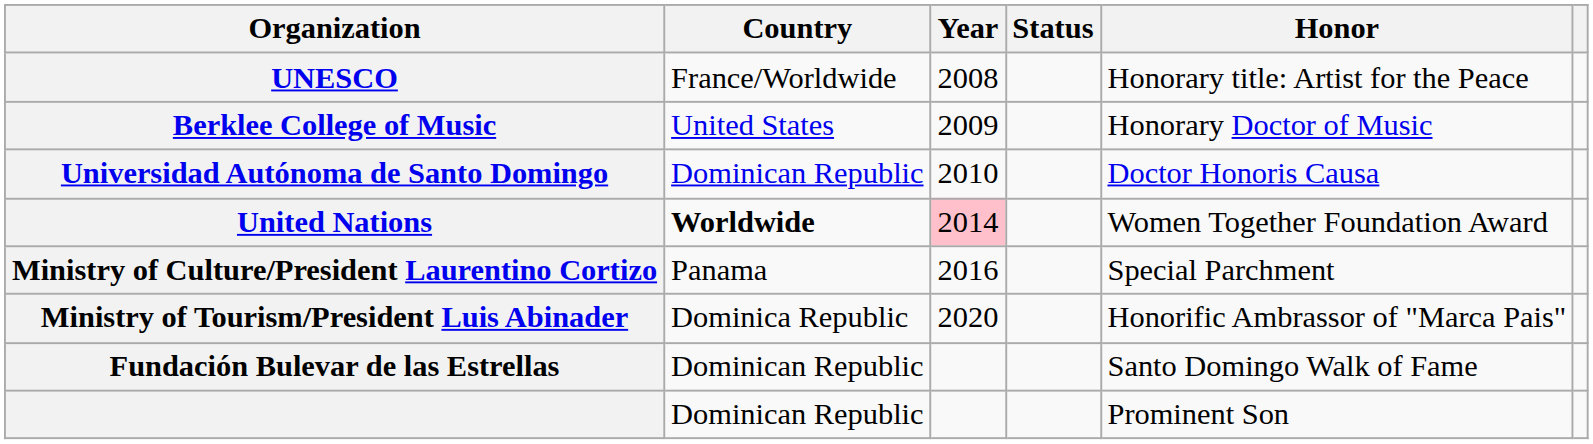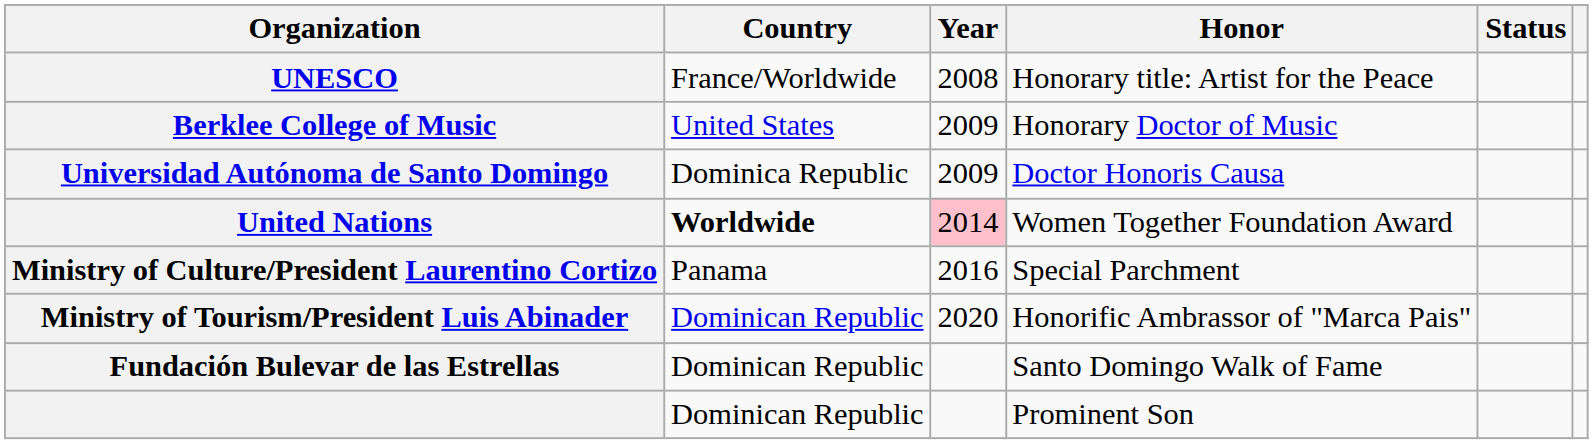columns swapped: (1337, 28) <-> (1053, 28)
(797, 173) Dominican Republic -> (790, 173) Dominica Republic
(968, 173) 2010 -> (968, 173) 2009
(790, 317) Dominica Republic -> (797, 317) Dominican Republic
